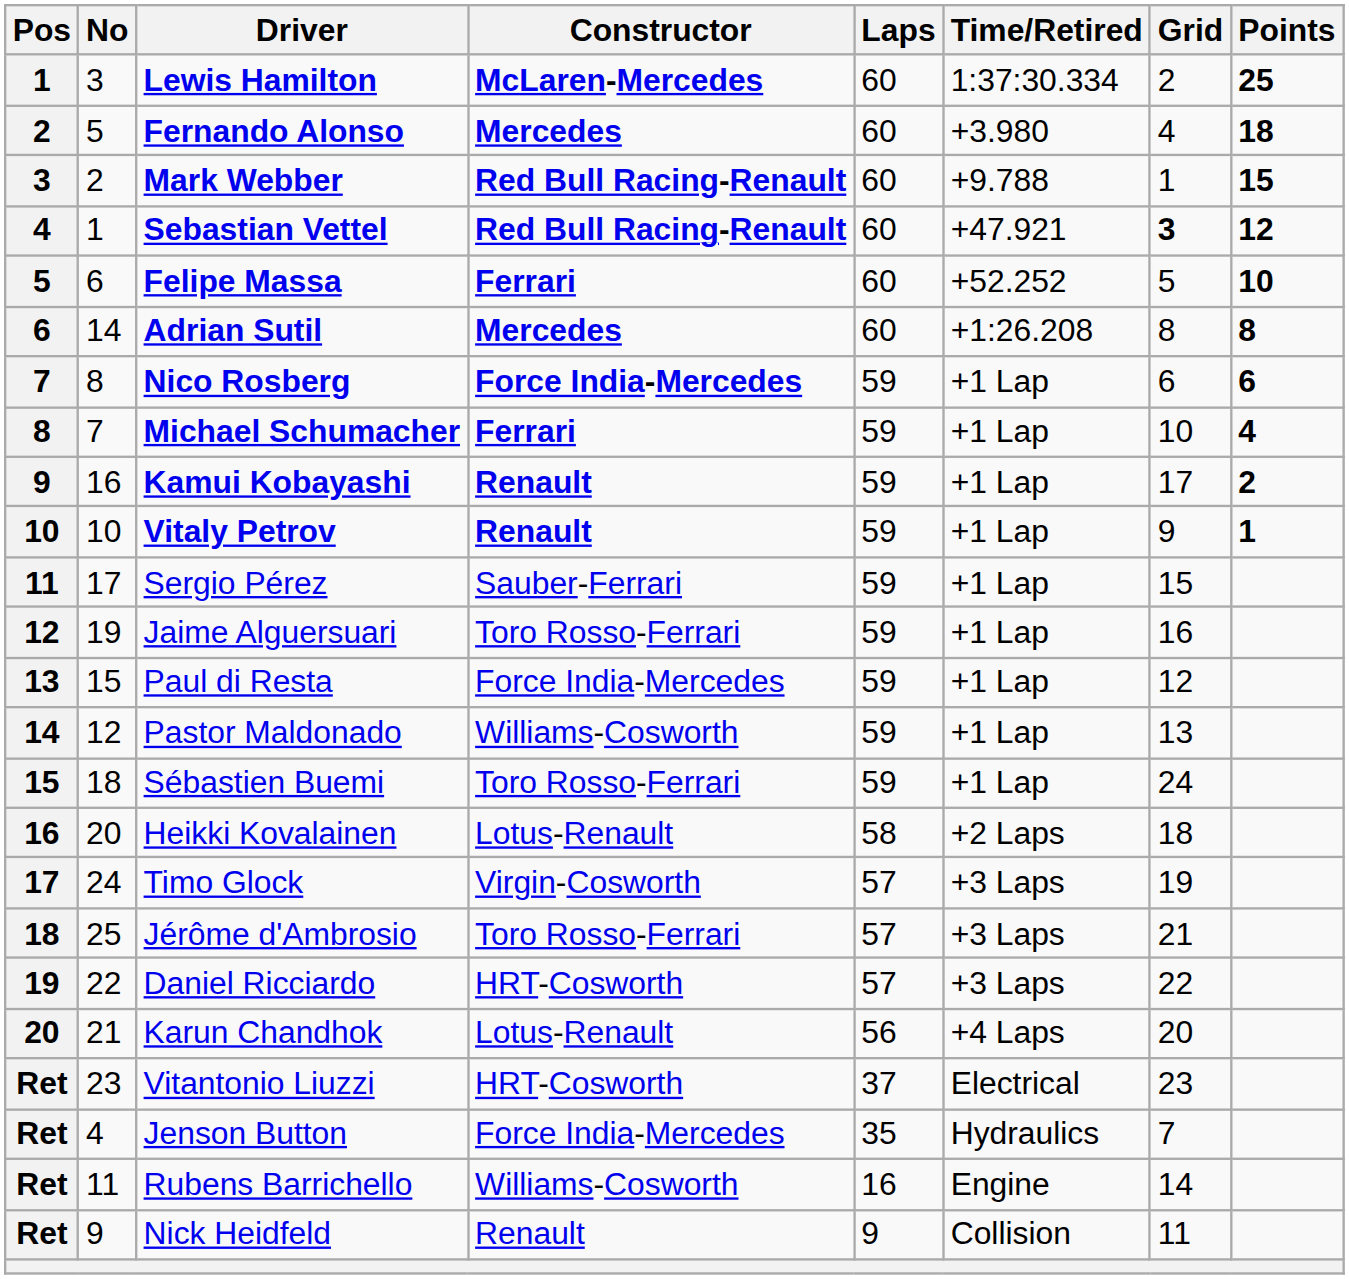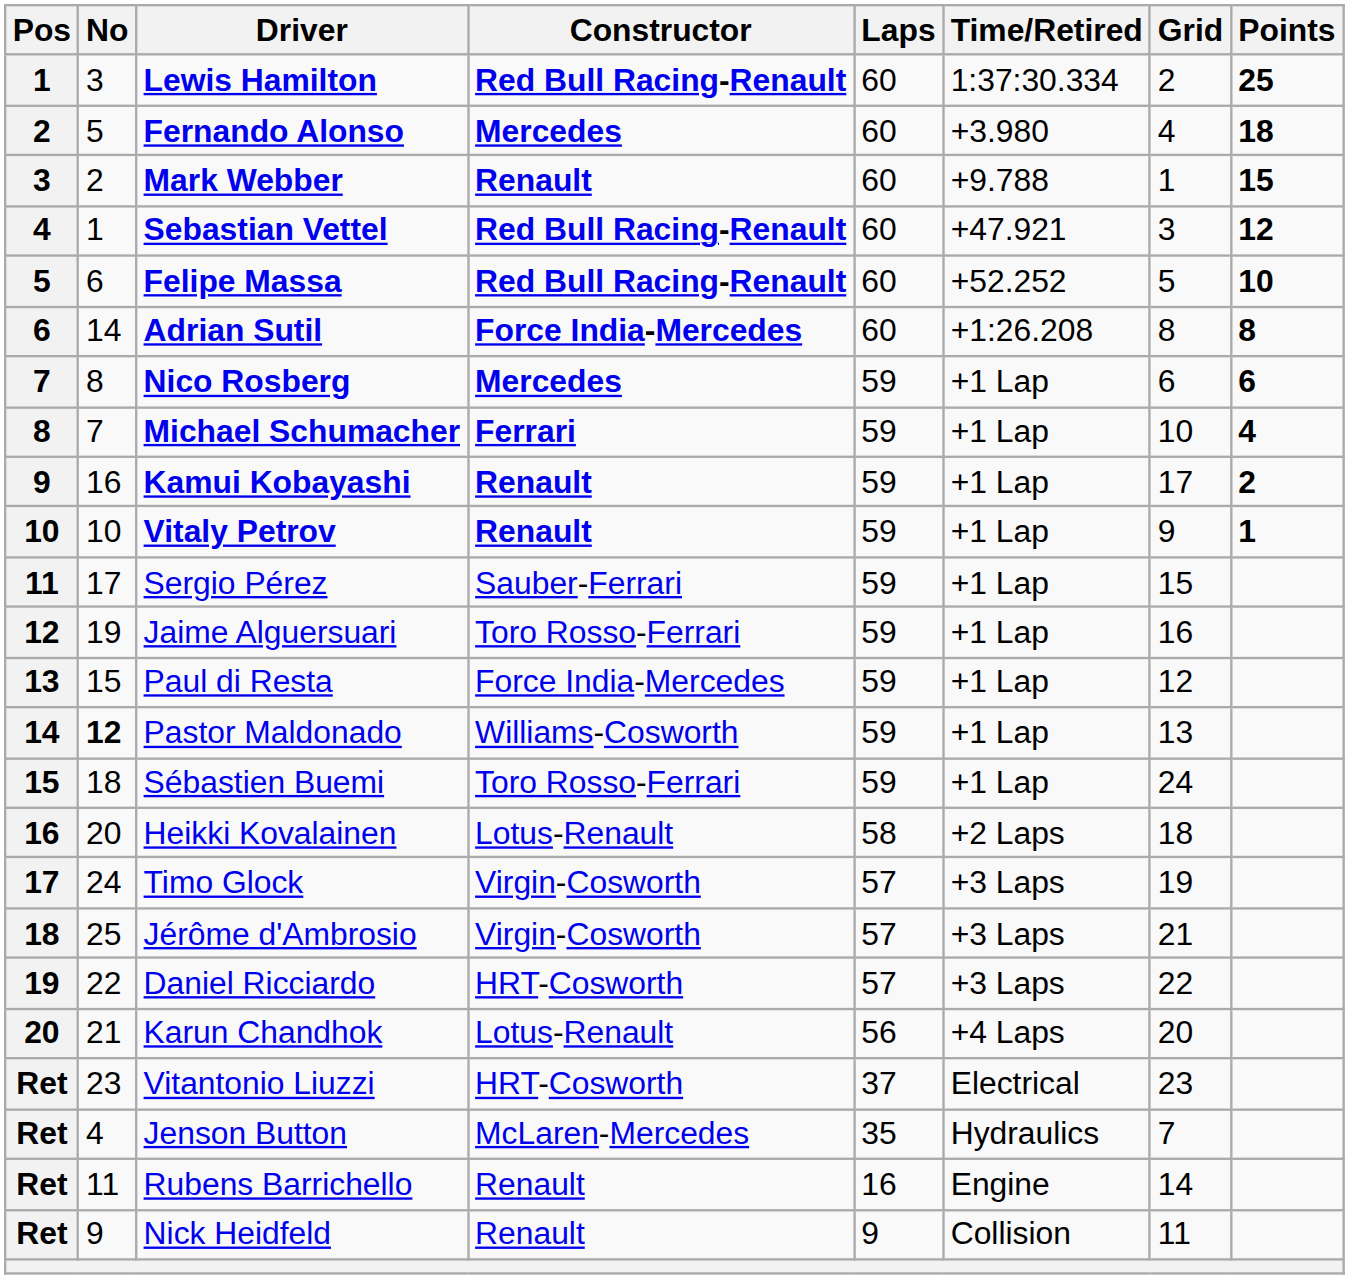(619, 80) McLaren-Mercedes -> (661, 80) Red Bull Racing-Renault
(661, 180) Red Bull Racing-Renault -> (533, 180) Renault
(1167, 231) bold -> (1167, 231) normal
(526, 281) Ferrari -> (661, 281) Red Bull Racing-Renault
(548, 331) Mercedes -> (639, 331) Force India-Mercedes
(639, 381) Force India-Mercedes -> (548, 381) Mercedes
(104, 732) normal -> (104, 732) bold
(608, 933) Toro Rosso-Ferrari -> (588, 933) Virgin-Cosworth
(630, 1133) Force India-Mercedes -> (612, 1133) McLaren-Mercedes
(607, 1184) Williams-Cosworth -> (530, 1184) Renault
